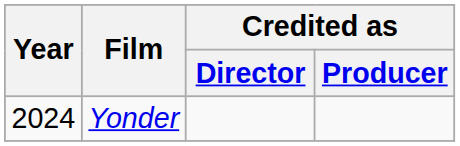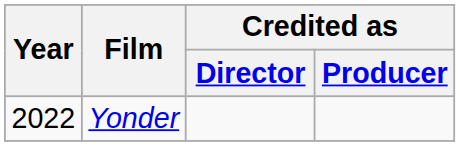(43, 118) 2024 -> (43, 118) 2022
